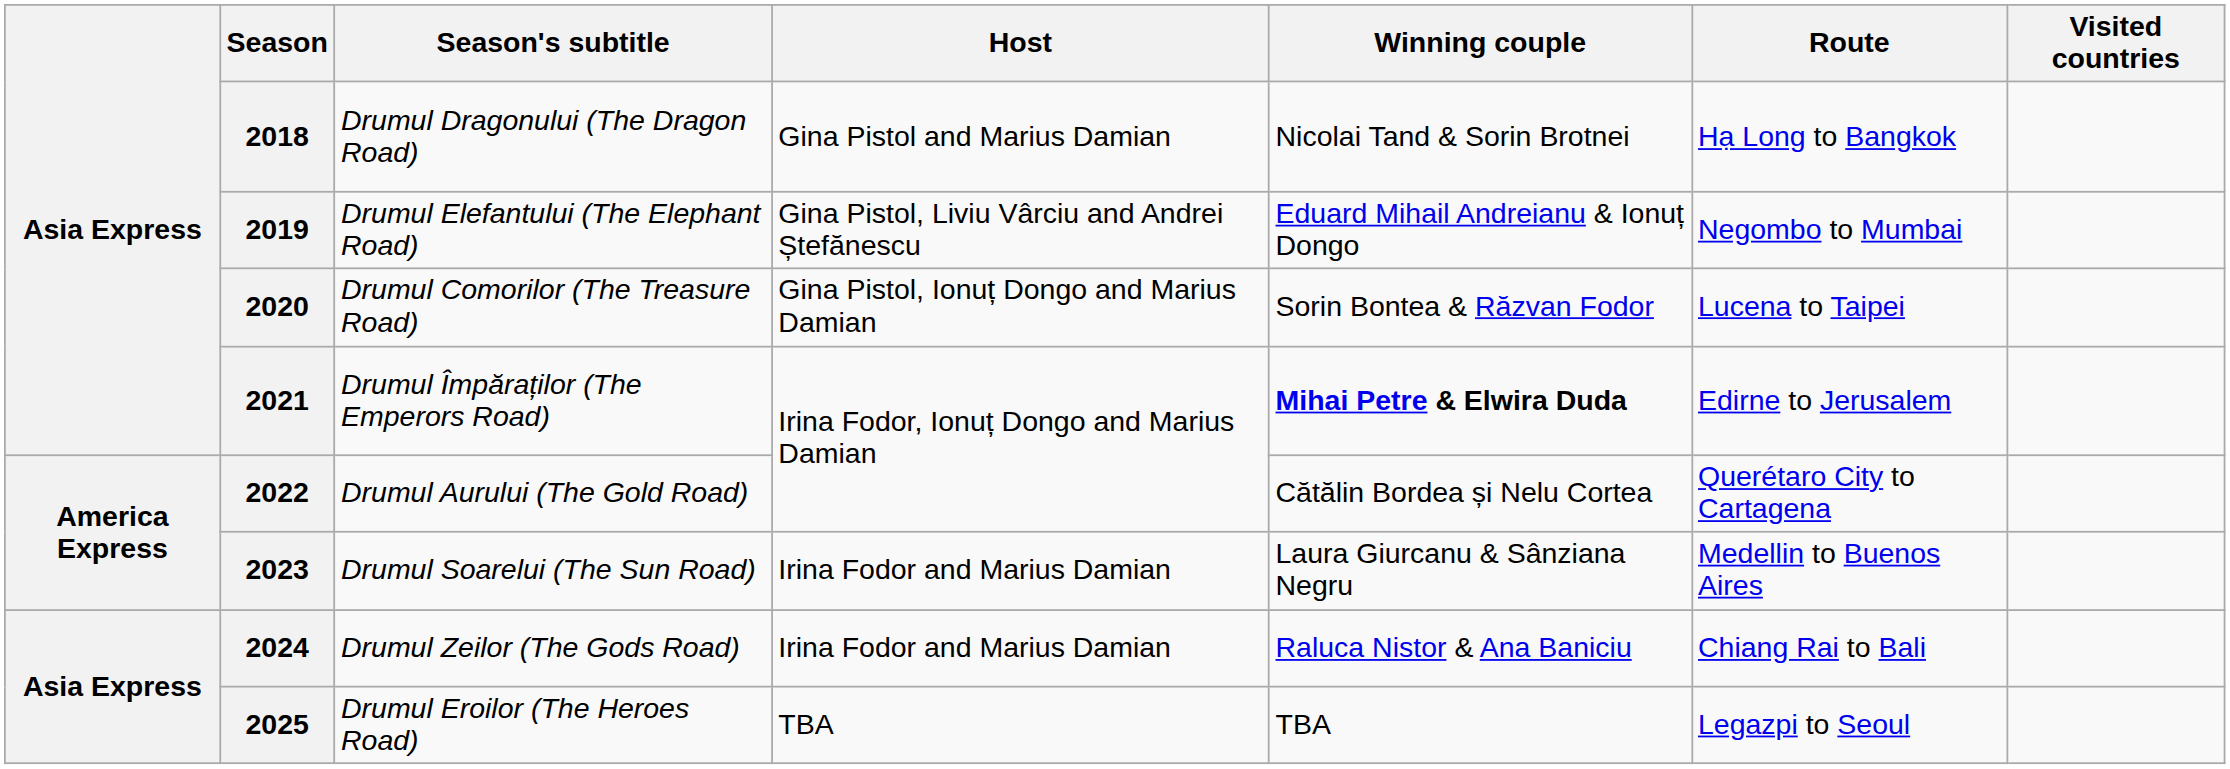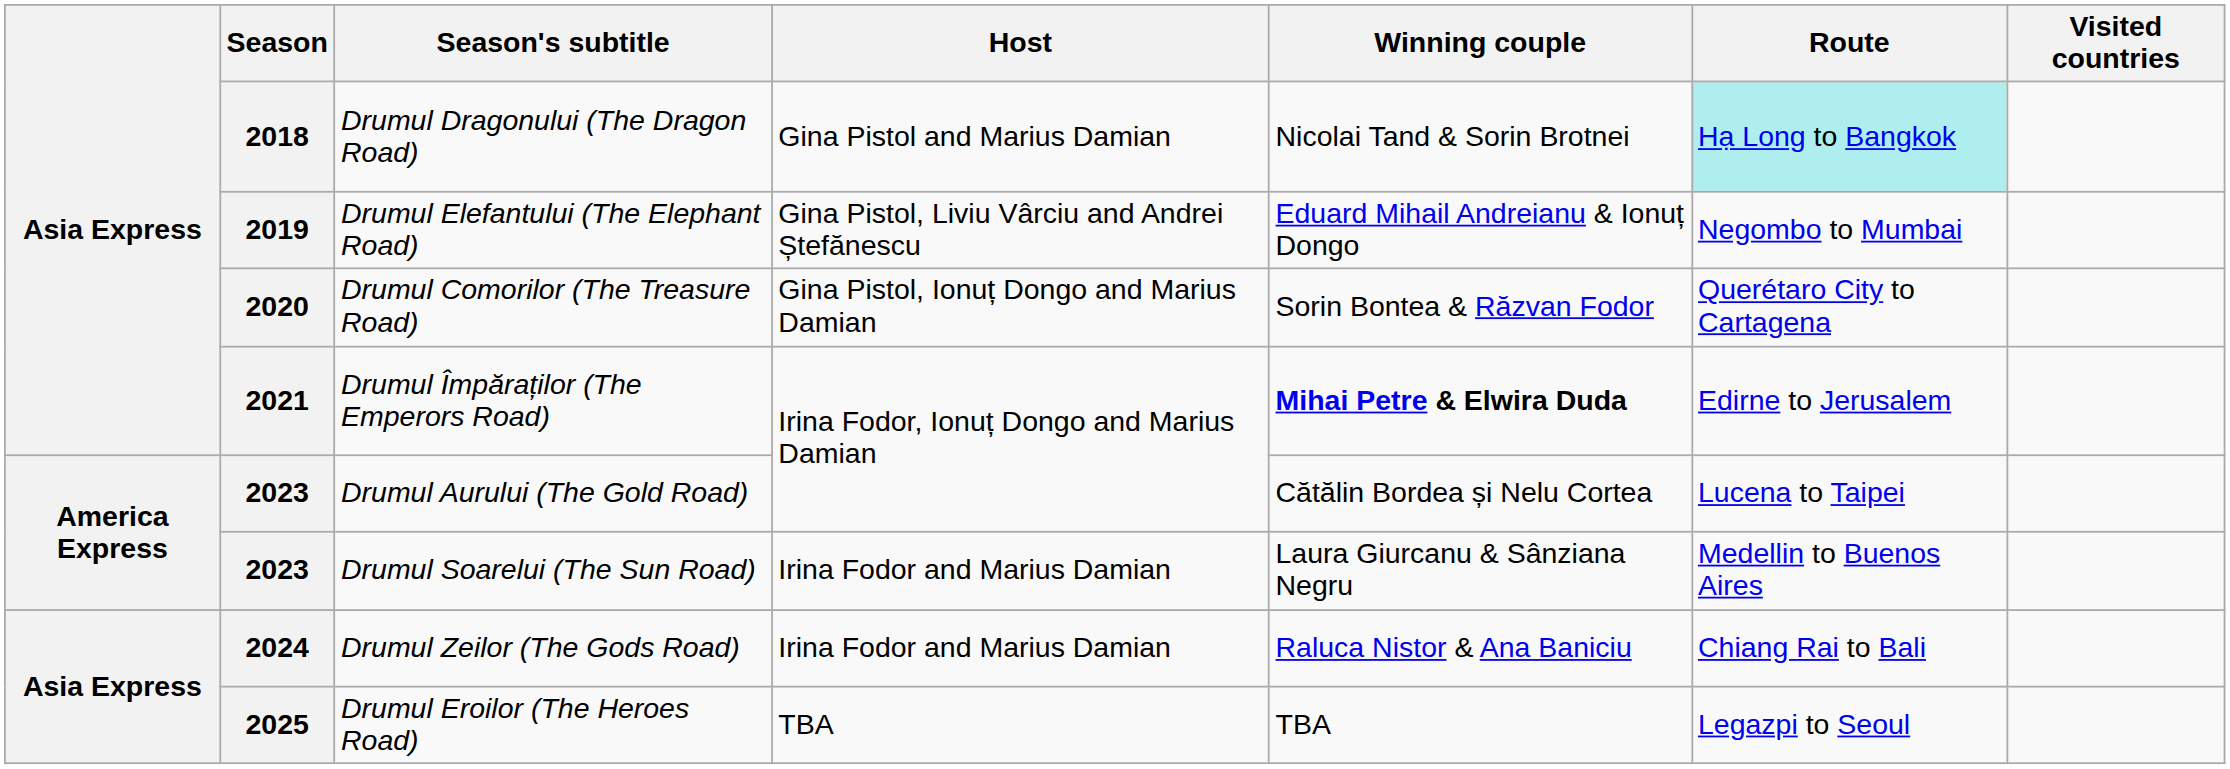(1827, 136) no background -> (1827, 136) paleturquoise background
(1801, 306) Lucena to Taipei -> (1806, 306) Querétaro City to Cartagena
(277, 493) 2022 -> (277, 493) 2023
(1806, 493) Querétaro City to Cartagena -> (1801, 493) Lucena to Taipei
